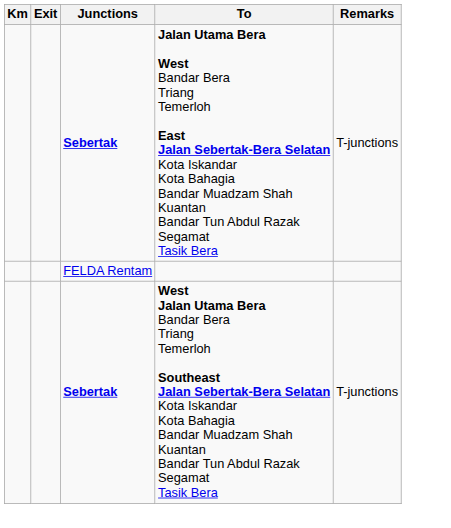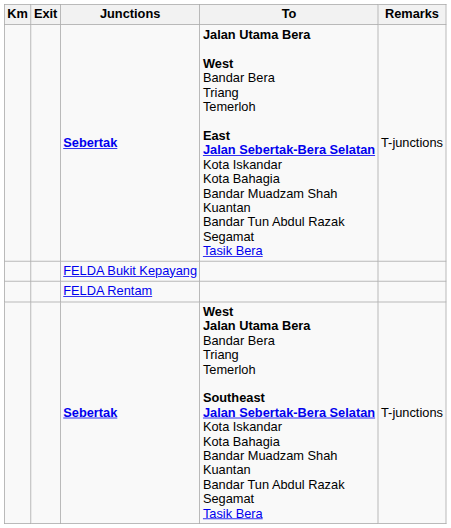+ row: (130, 271)
